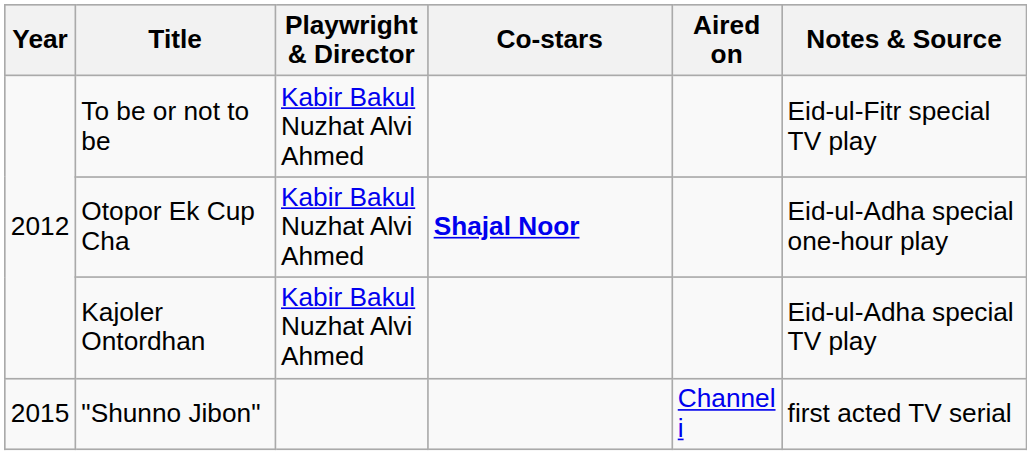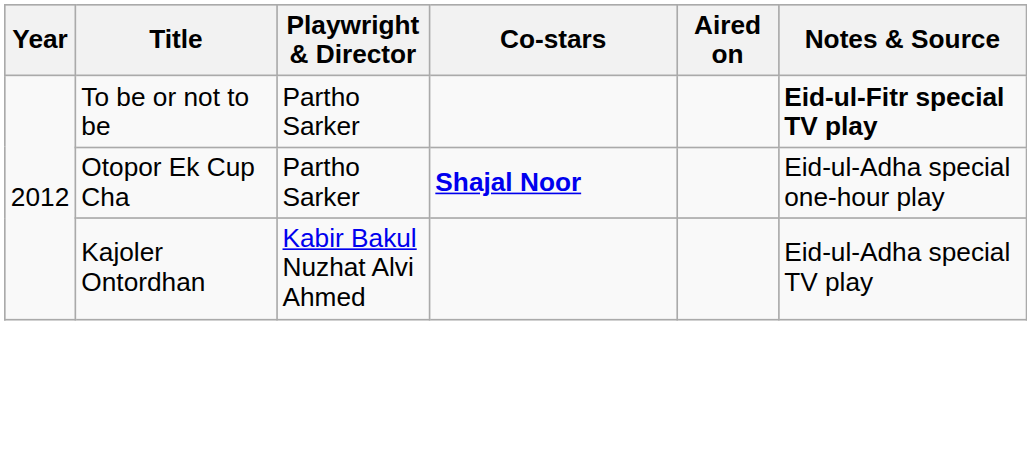(348, 125) Kabir Bakul Nuzhat Alvi Ahmed -> (321, 111) Partho Sarker
(889, 125) normal -> (894, 111) bold
(348, 226) Kabir Bakul Nuzhat Alvi Ahmed -> (321, 182) Partho Sarker
- row: (171, 413)
